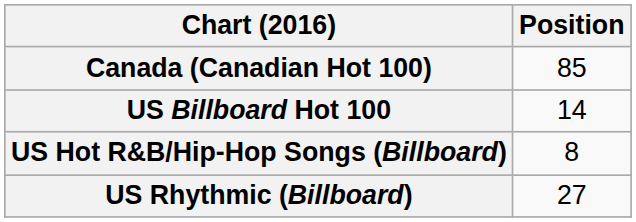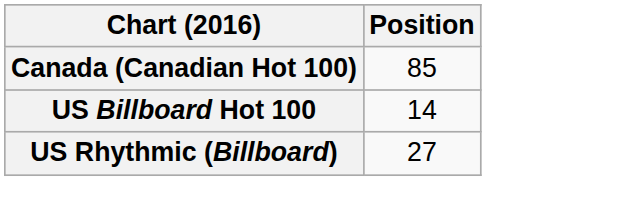- row: (259, 152)
